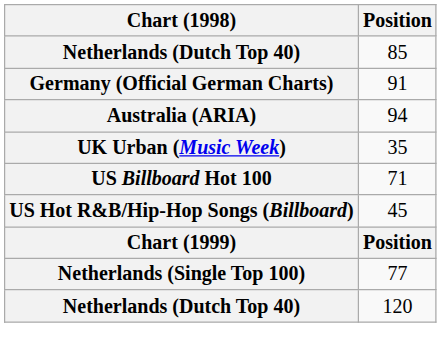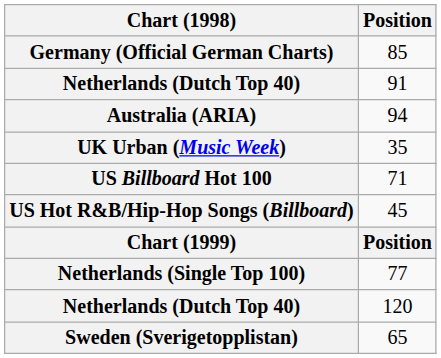(181, 52) Netherlands (Dutch Top 40) -> (181, 52) Germany (Official German Charts)
(181, 83) Germany (Official German Charts) -> (181, 83) Netherlands (Dutch Top 40)
+ row: (397, 337)
